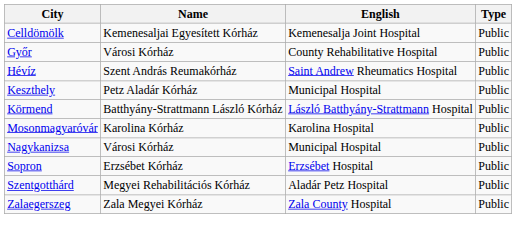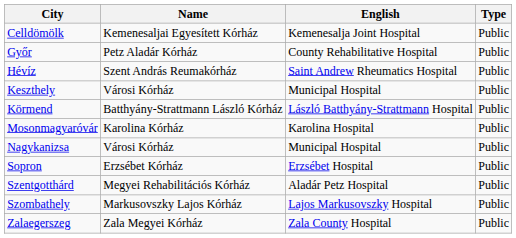(138, 52) Városi Kórház -> (150, 52) Petz Aladár Kórház
(150, 90) Petz Aladár Kórház -> (138, 90) Városi Kórház
+ row: (38, 204)
